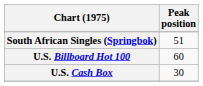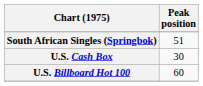rows swapped: (82, 56) <-> (82, 72)
